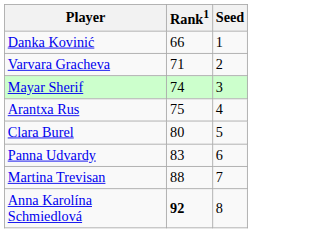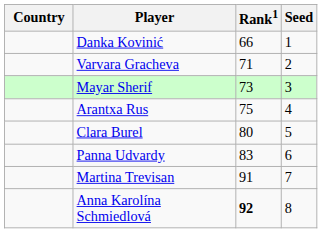+ column: (39, 17)
(177, 87) 74 -> (246, 87) 73
(177, 177) 88 -> (246, 177) 91
